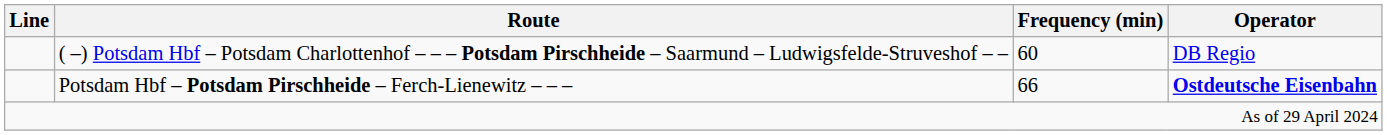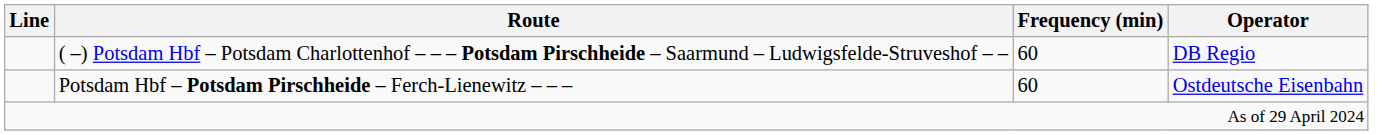(1028, 85) 66 -> (1028, 85) 60
(1275, 85) bold -> (1268, 85) normal
